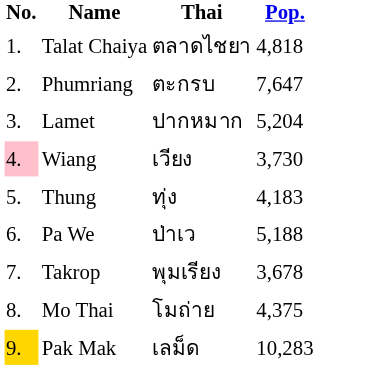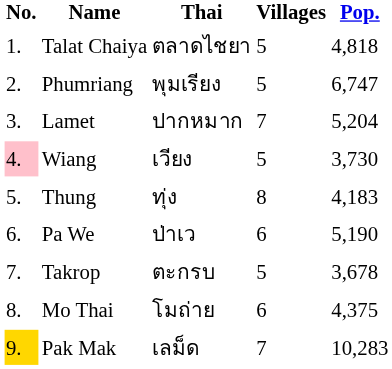+ column: (291, 12)
(184, 83) ตะกรบ -> (187, 83) พุมเรียง
(280, 83) 7,647 -> (355, 83) 6,747
(280, 234) 5,188 -> (355, 234) 5,190
(187, 272) พุมเรียง -> (184, 272) ตะกรบ
